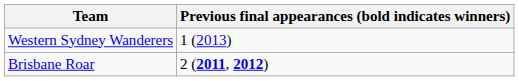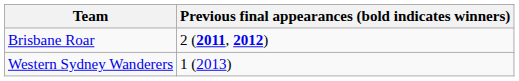rows swapped: (51, 64) <-> (91, 40)
